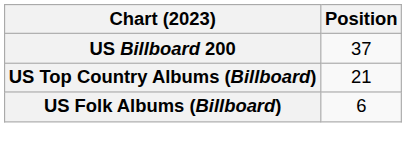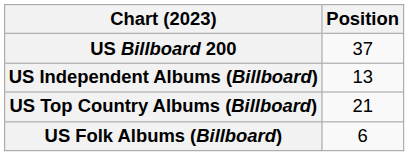+ row: (163, 77)
